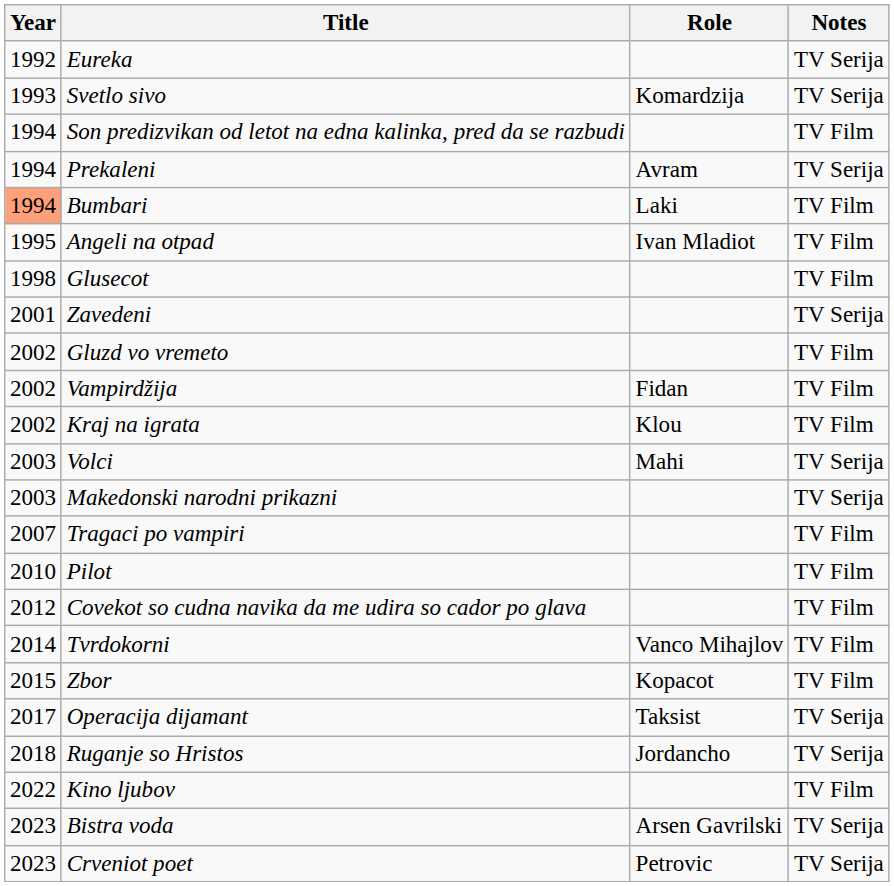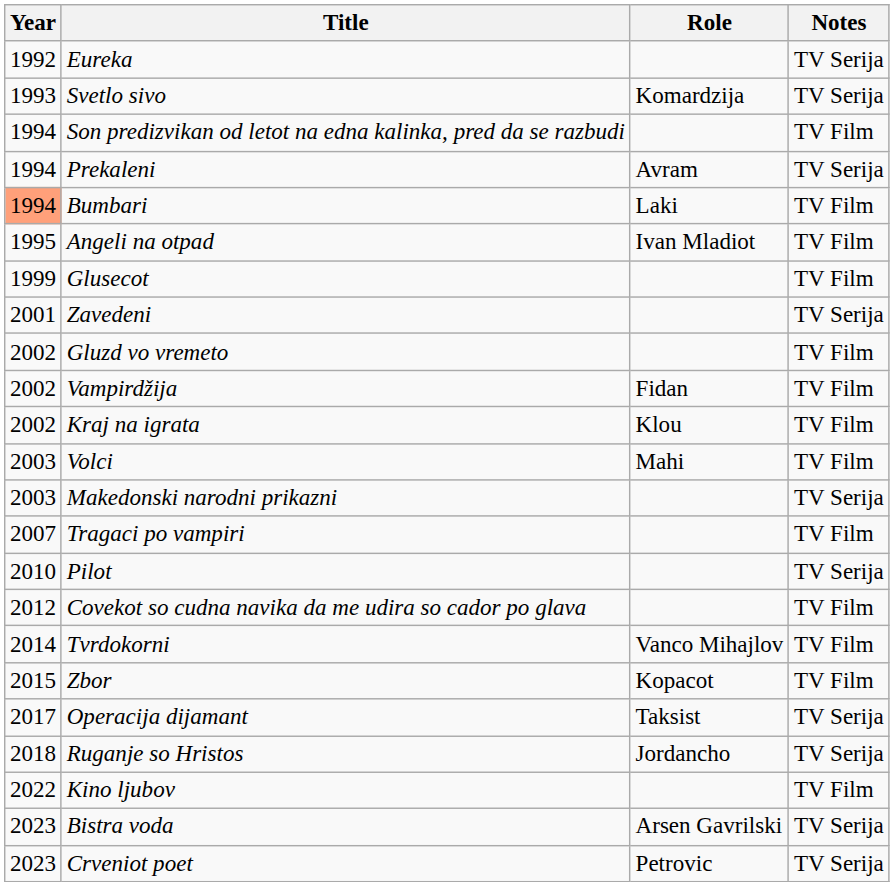(33, 278) 1998 -> (33, 278) 1999
(839, 461) TV Serija -> (834, 461) TV Film
(834, 570) TV Film -> (839, 570) TV Serija
